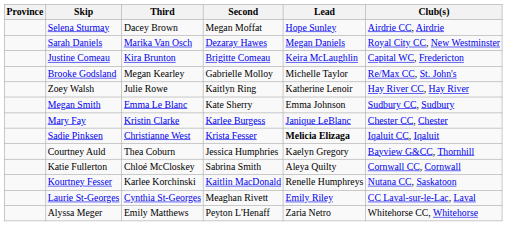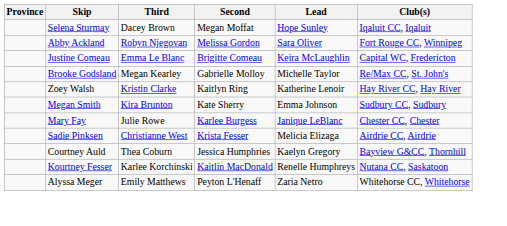(406, 27) Airdrie CC, Airdrie -> (395, 27) Iqaluit CC, Iqaluit
- row: (75, 43)
+ row: (76, 43)
(150, 58) Kira Brunton -> (153, 58) Emma Le Blanc
(146, 89) Julie Rowe -> (149, 89) Kristin Clarke
(156, 105) Emma Le Blanc -> (147, 105) Kira Brunton
(152, 120) Kristin Clarke -> (143, 120) Julie Rowe
(318, 136) bold -> (308, 136) normal
(404, 136) Iqaluit CC, Iqaluit -> (398, 136) Airdrie CC, Airdrie
- row: (77, 167)
- row: (84, 197)
